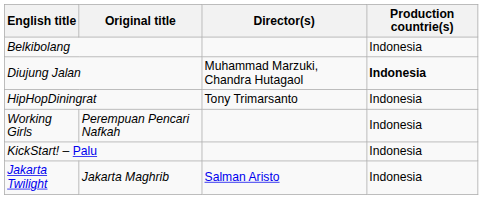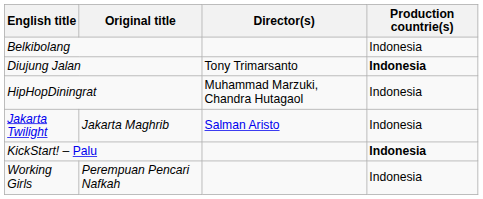(261, 73) Muhammad Marzuki, Chandra Hutagaol -> (251, 66) Tony Trimarsanto
(251, 99) Tony Trimarsanto -> (261, 92) Muhammad Marzuki, Chandra Hutagaol
rows swapped: (27, 177) <-> (29, 125)
(396, 151) normal -> (398, 151) bold
